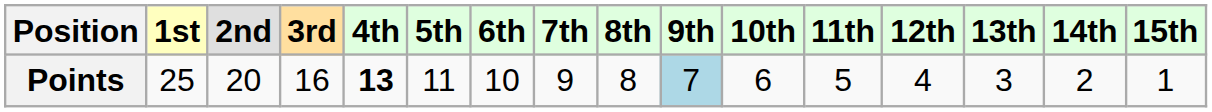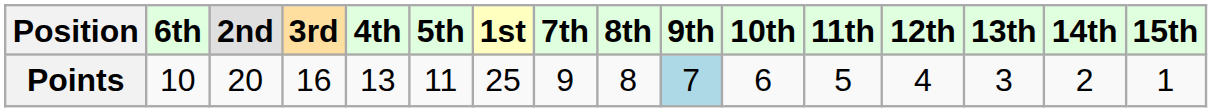columns swapped: (177, 30) <-> (502, 30)
(376, 80) bold -> (378, 80) normal
